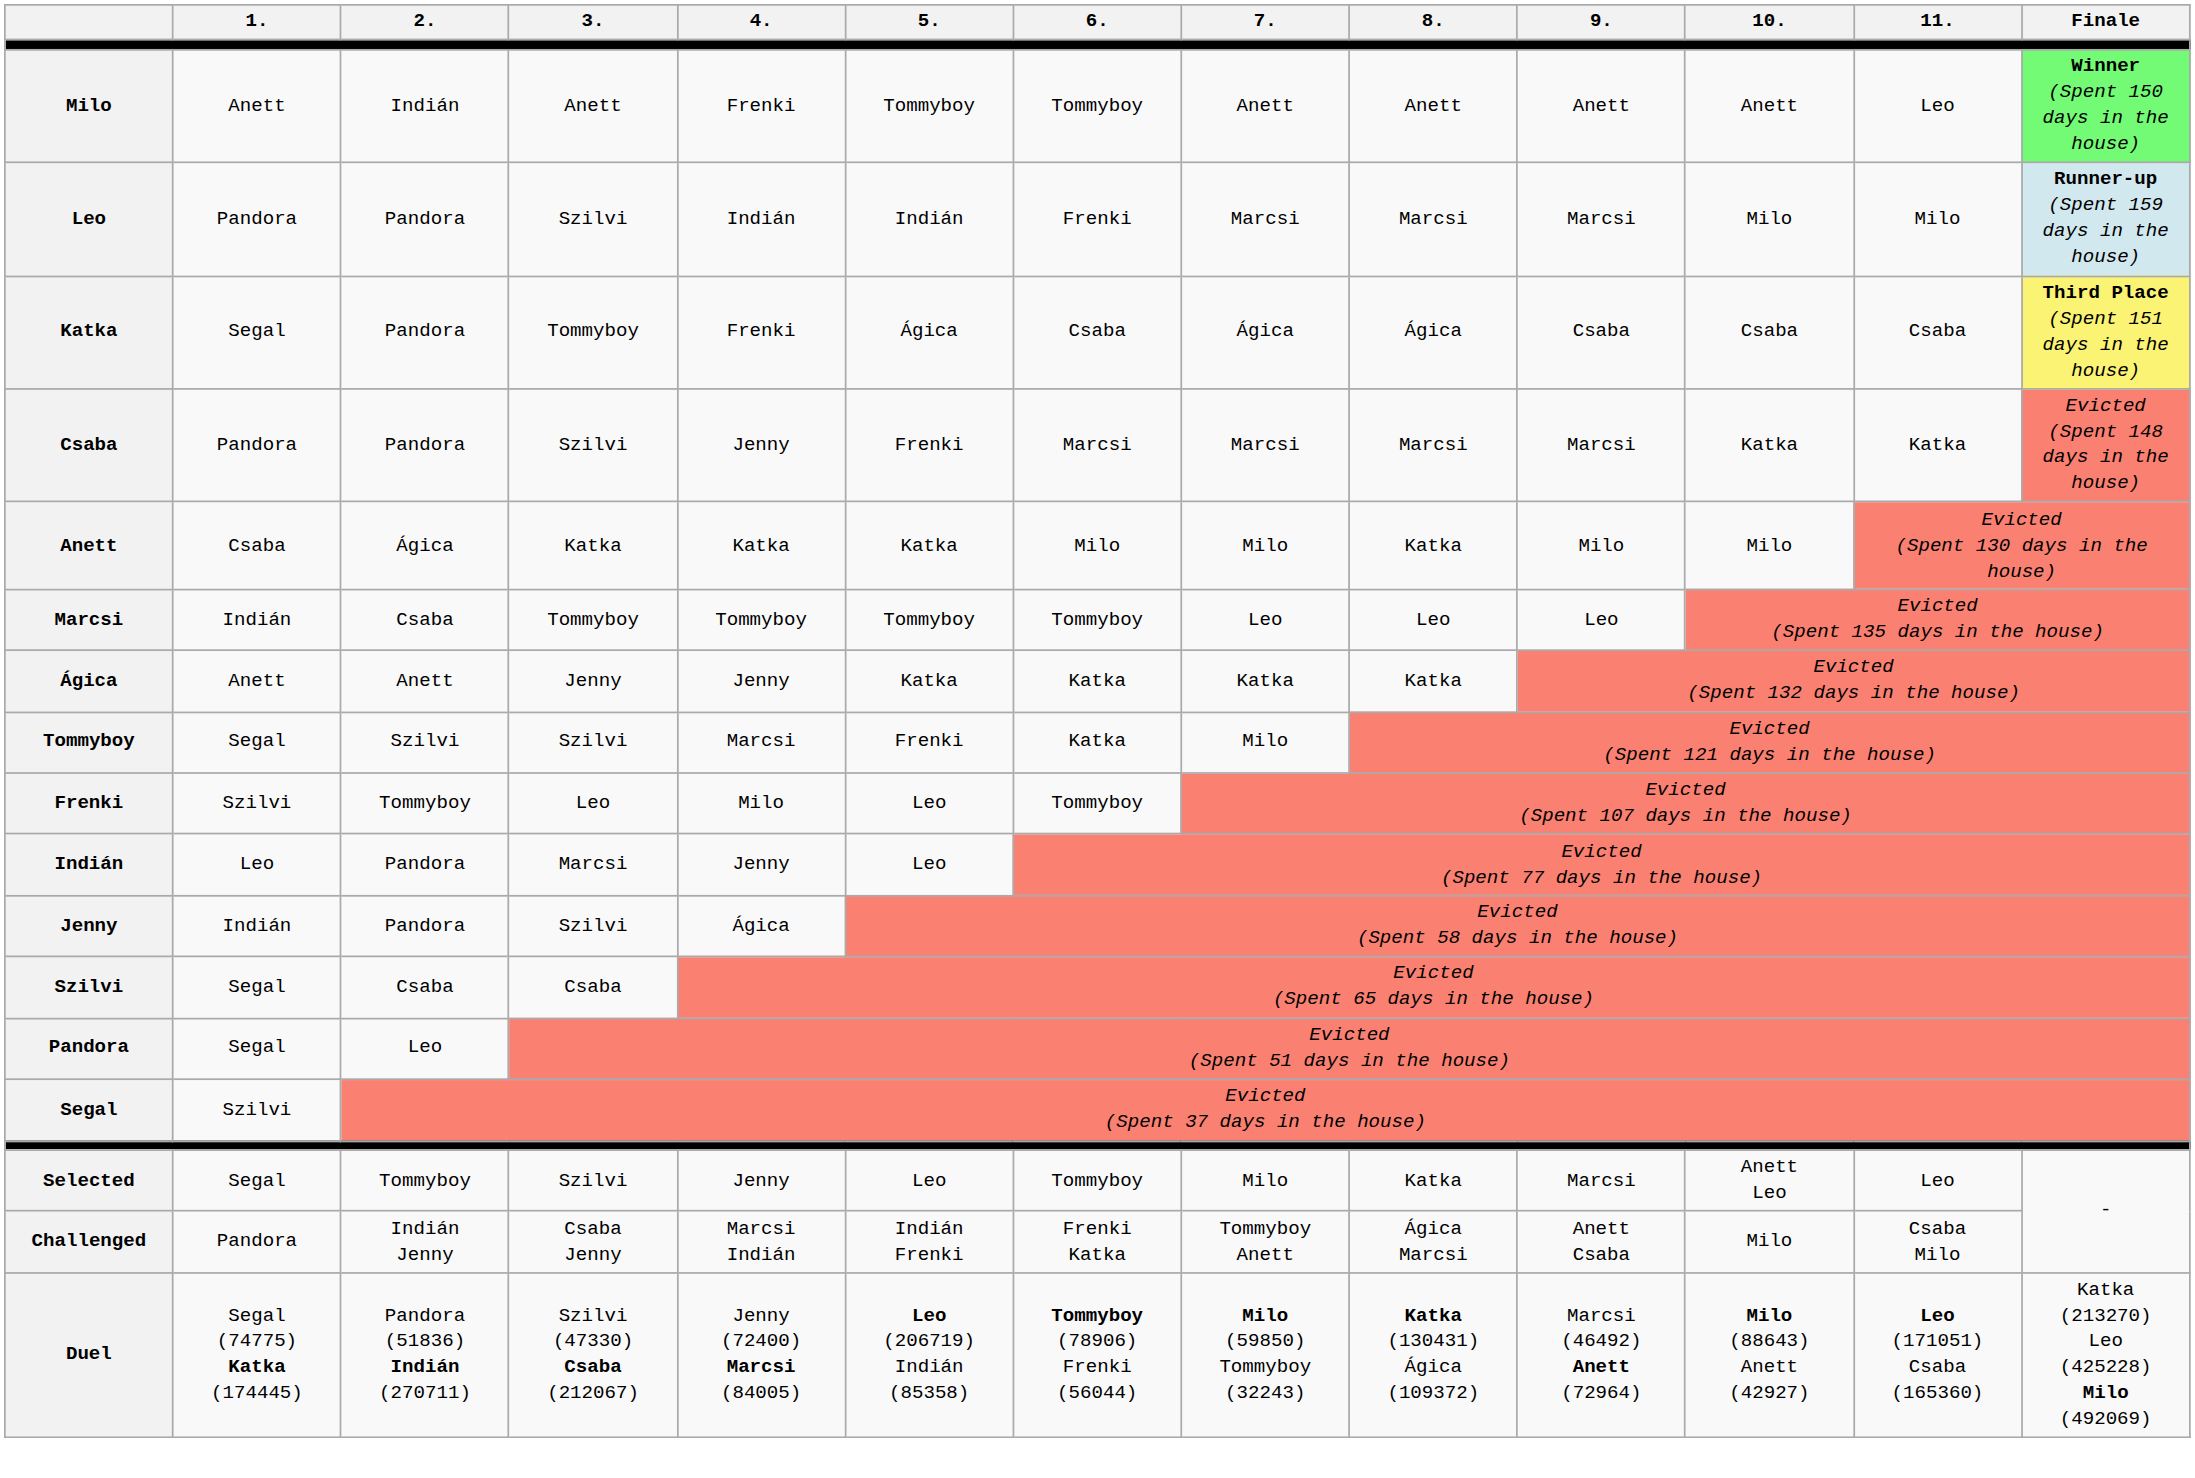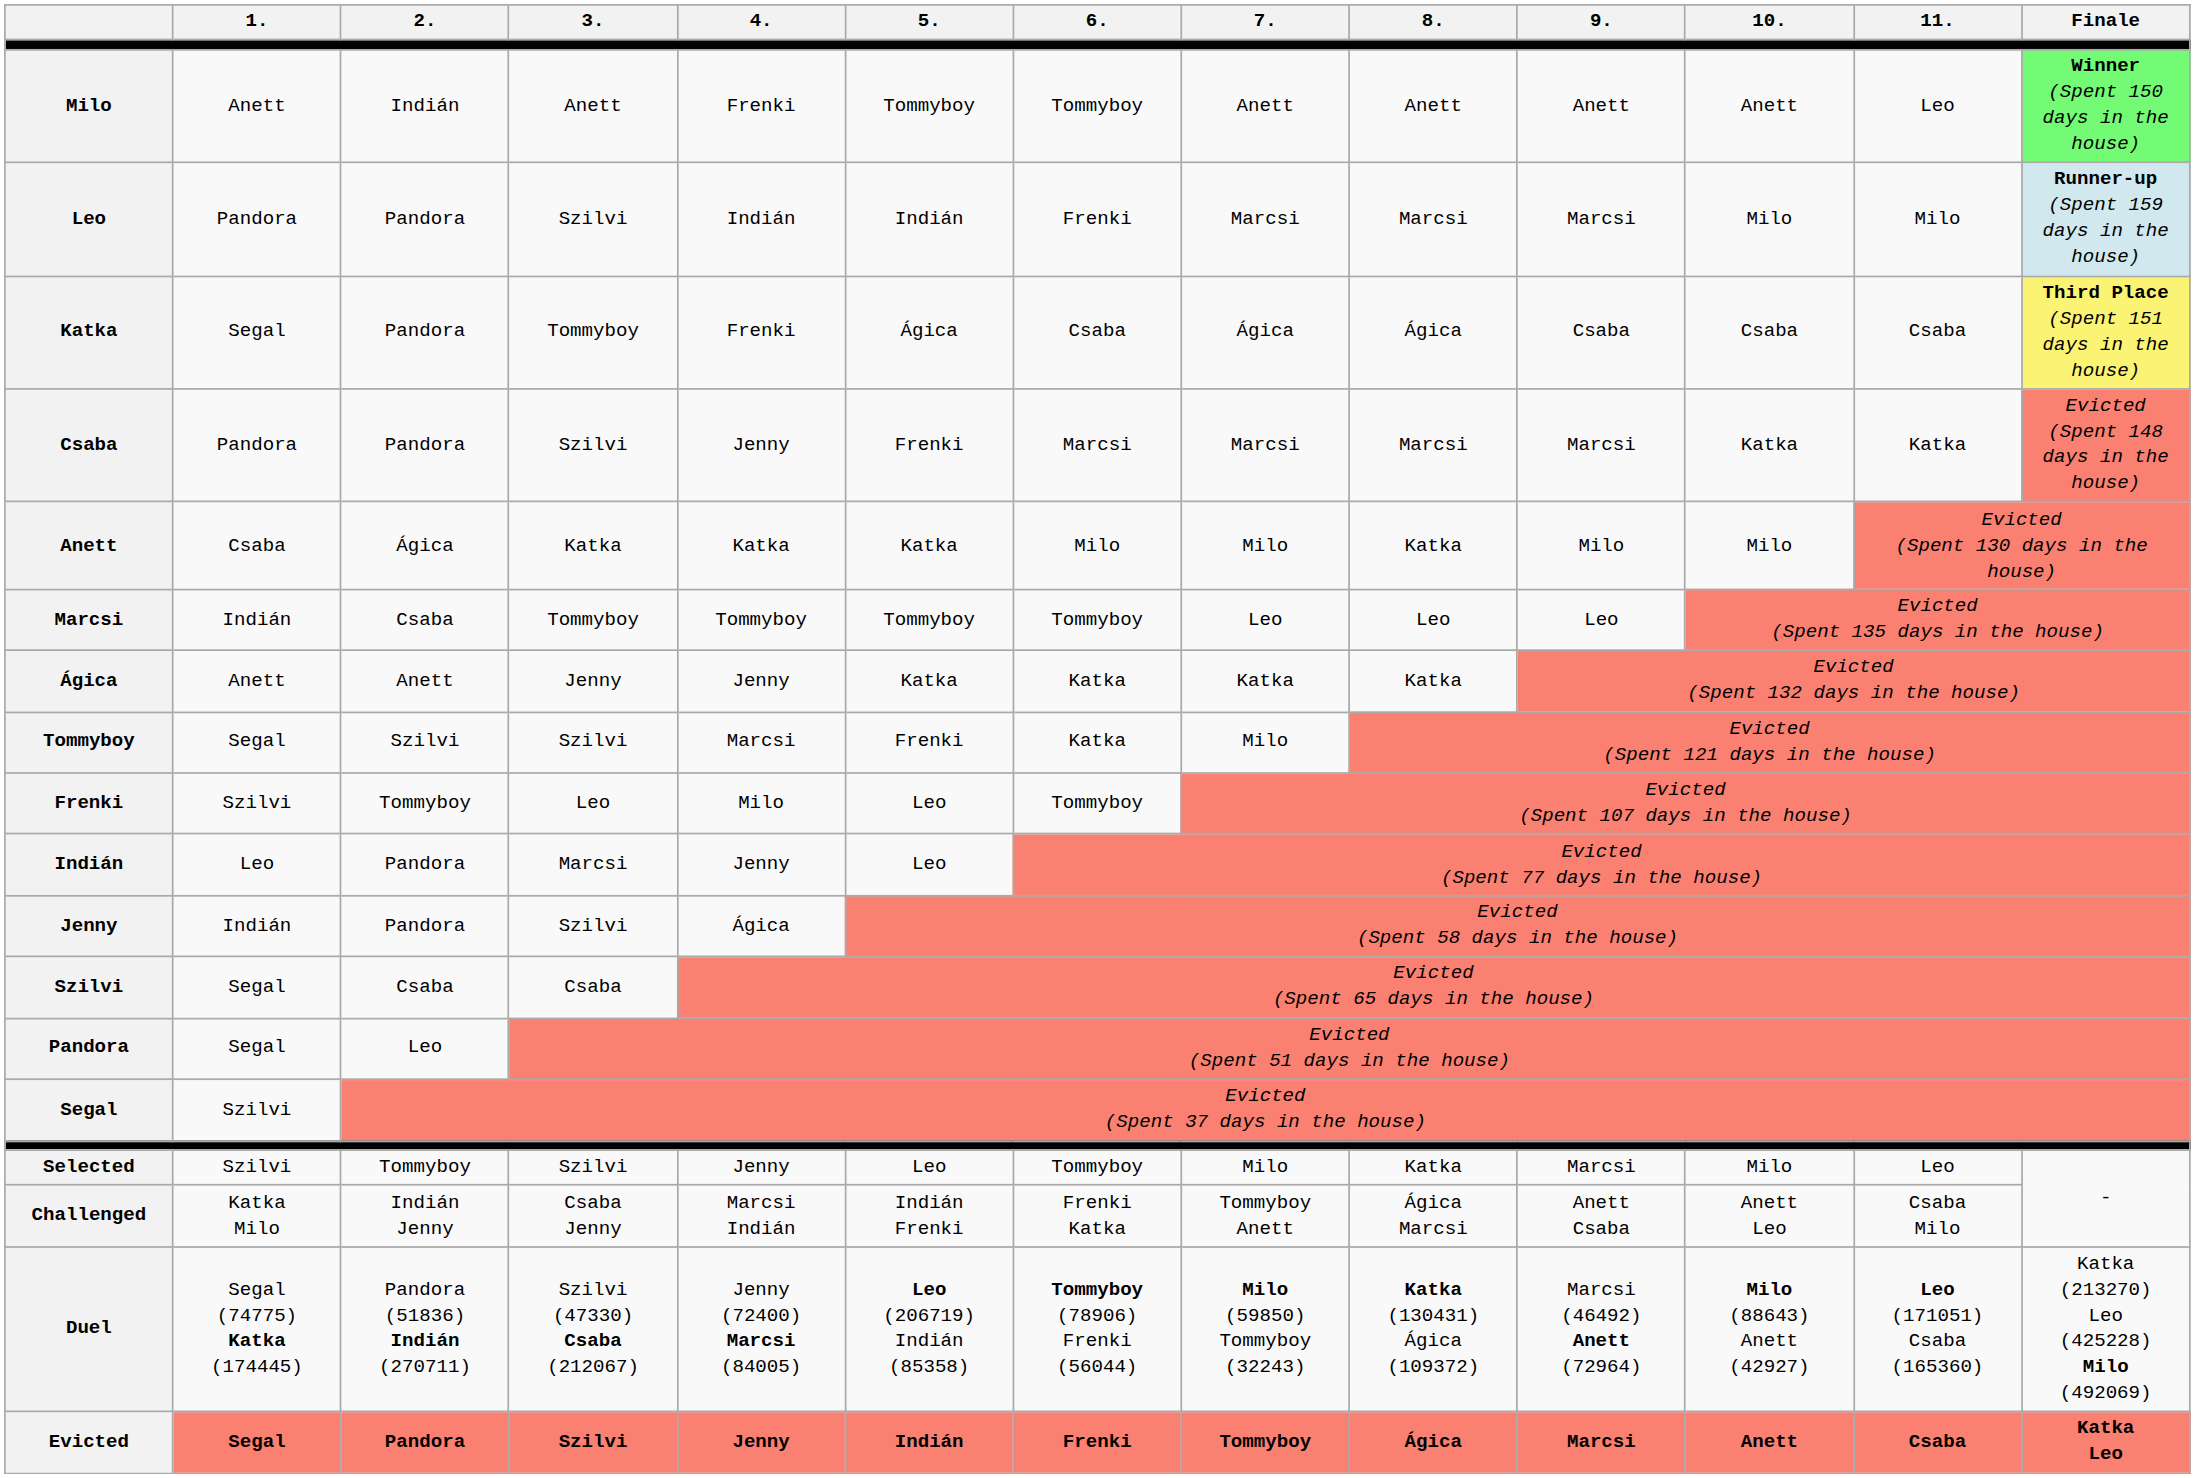(257, 1180) Segal -> (257, 1167) Szilvi
(1769, 1180) Anett Leo -> (1769, 1167) Milo
(257, 1241) Pandora -> (257, 1215) Katka Milo
(1769, 1241) Milo -> (1769, 1215) Anett Leo
+ row: (89, 1441)
